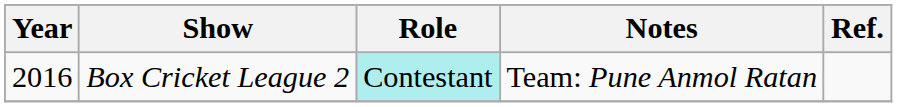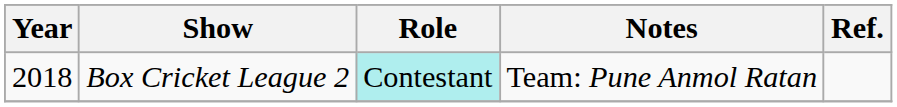(42, 76) 2016 -> (42, 76) 2018
